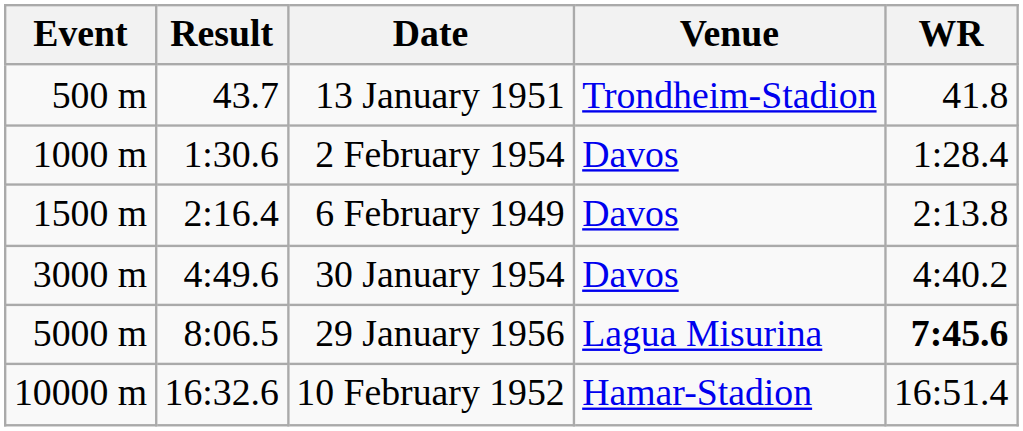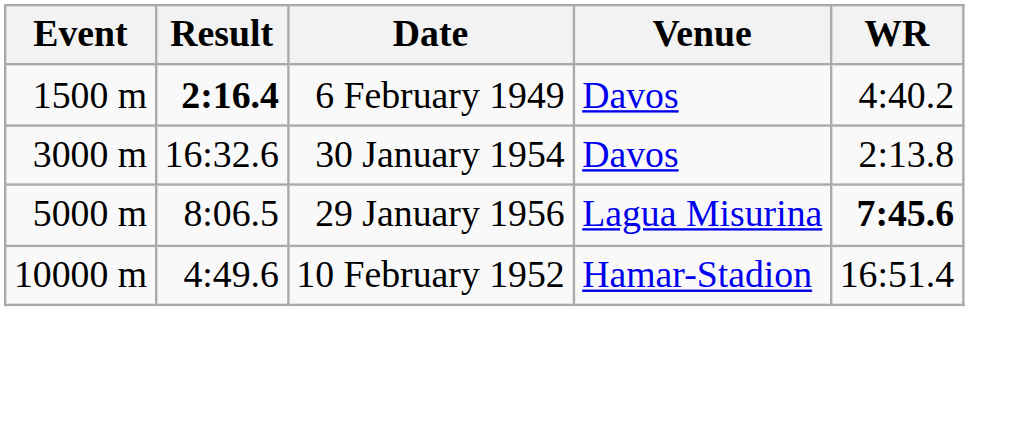- row: (440, 94)
- row: (440, 154)
(231, 214) normal -> (230, 94) bold
(961, 214) 2:13.8 -> (906, 94) 4:40.2
(231, 273) 4:49.6 -> (222, 154) 16:32.6
(961, 273) 4:40.2 -> (906, 154) 2:13.8
(222, 393) 16:32.6 -> (231, 273) 4:49.6
